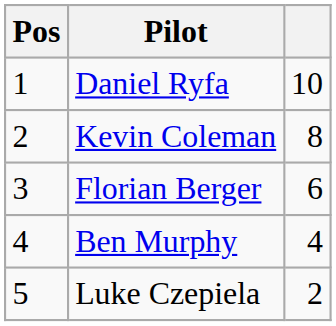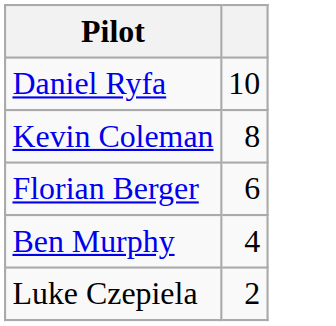- column: (36, 31)
